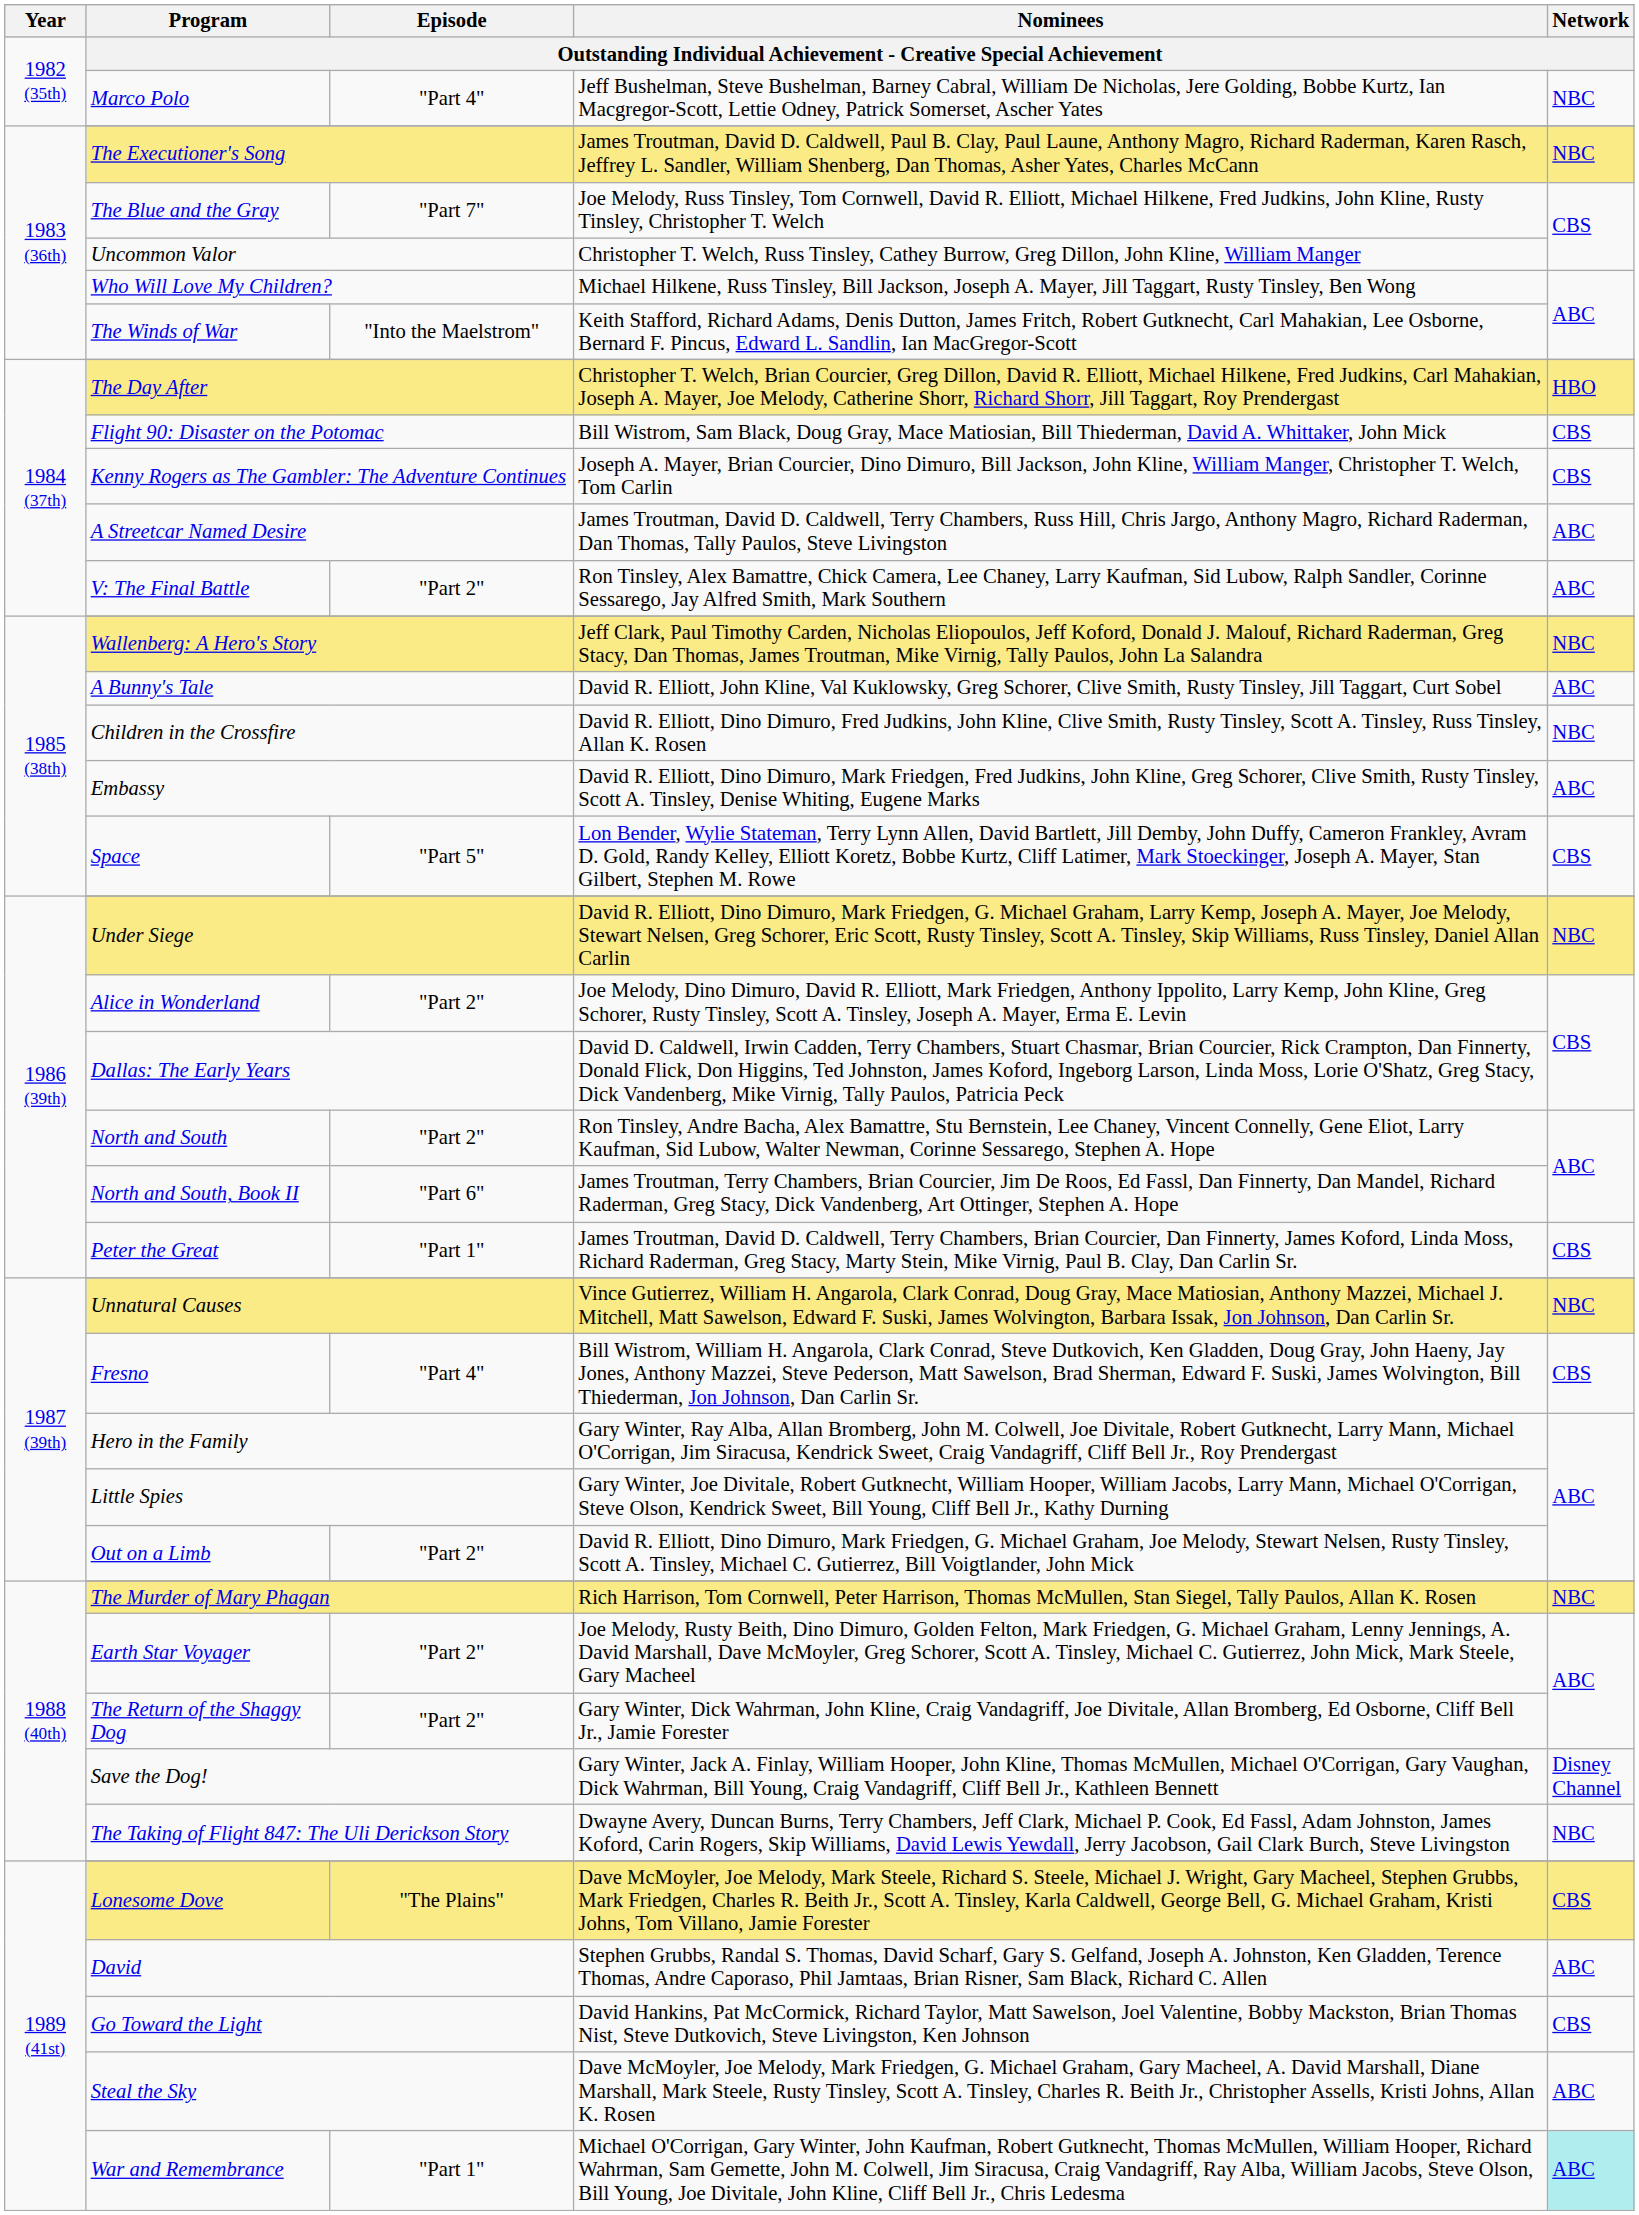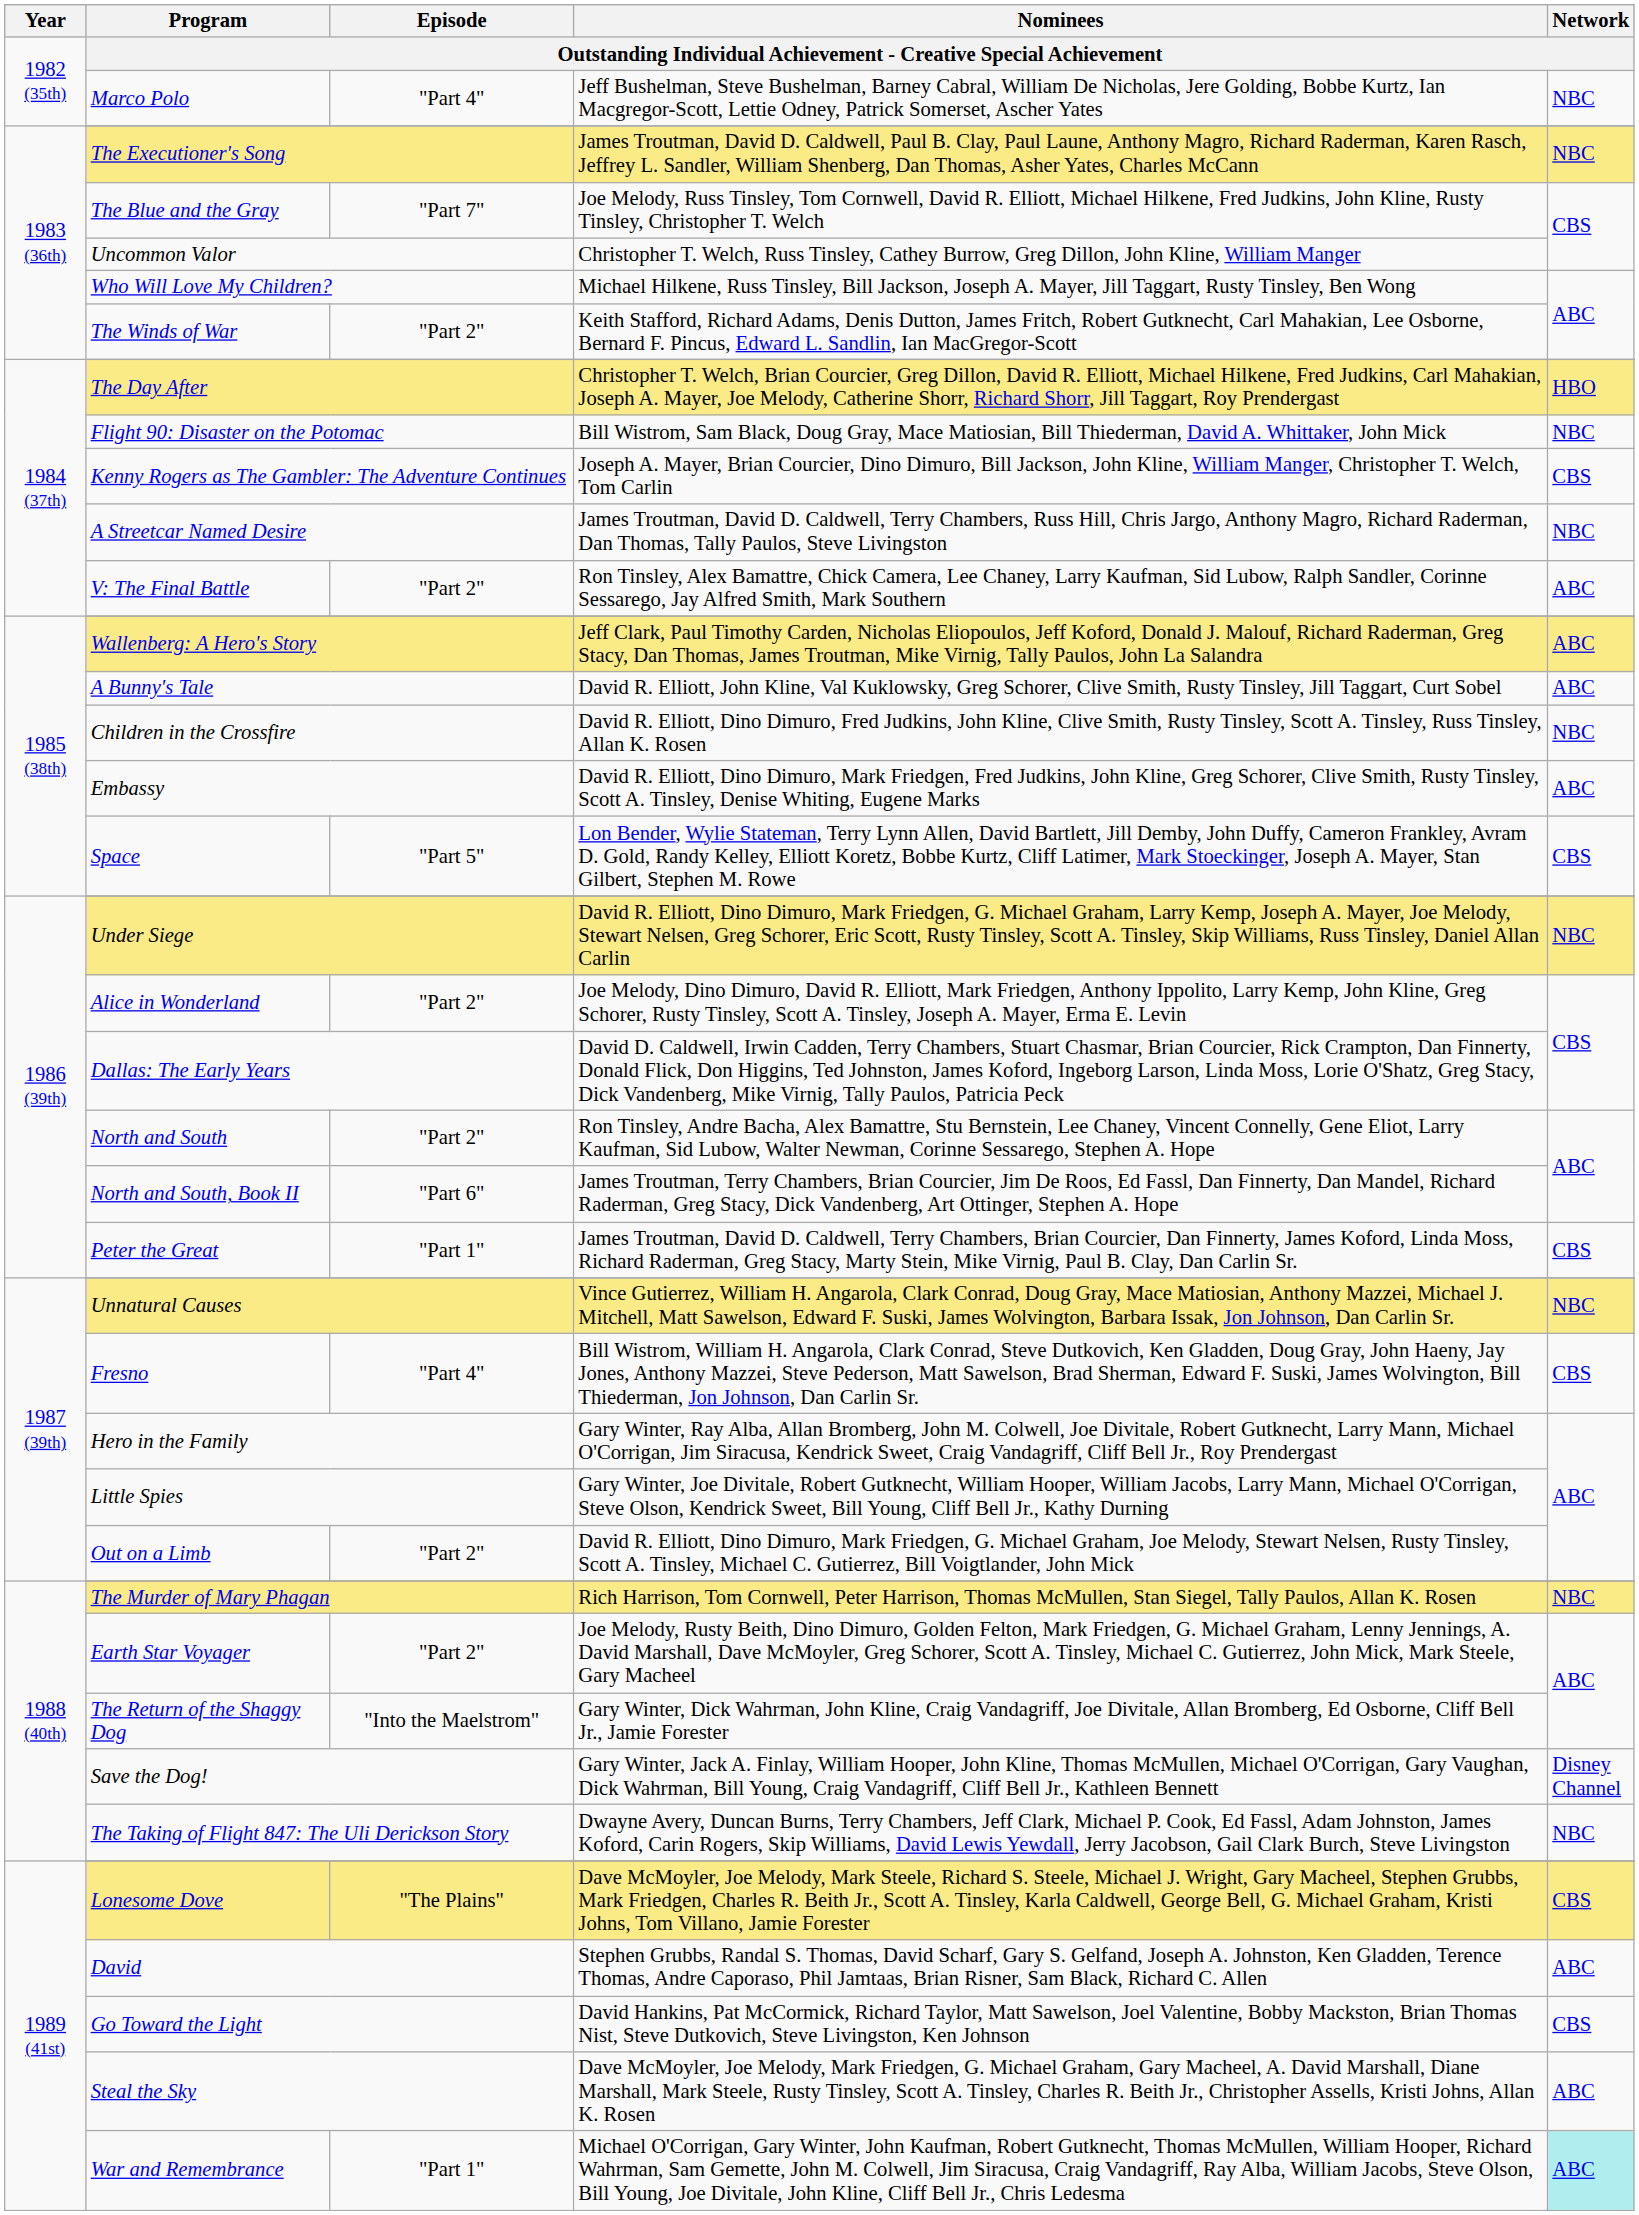(452, 331) "Into the Maelstrom" -> (452, 331) "Part 2"
(1572, 431) CBS -> (1574, 431) NBC
(1574, 531) ABC -> (1574, 531) NBC
(1574, 643) NBC -> (1574, 643) ABC
(452, 1720) "Part 2" -> (452, 1720) "Into the Maelstrom"
